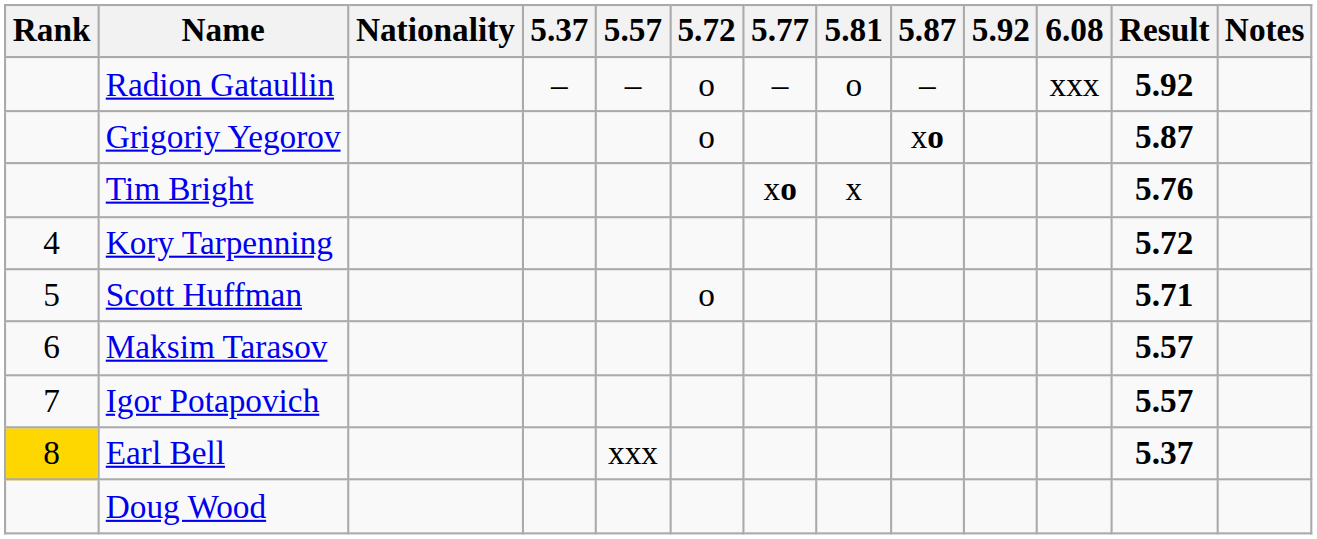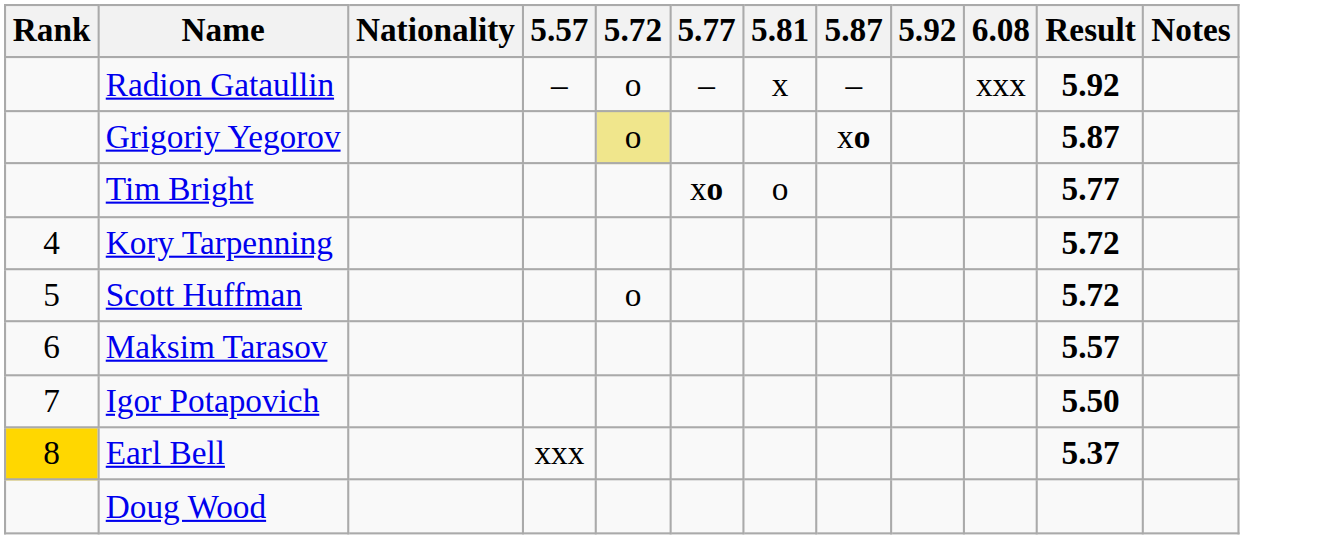- column: (559, 30)
(854, 83) o -> (780, 83) x
(707, 136) no background -> (633, 136) khaki background
(854, 189) x -> (780, 189) o
(1164, 189) 5.76 -> (1091, 189) 5.77
(1164, 294) 5.71 -> (1091, 294) 5.72
(1164, 400) 5.57 -> (1091, 400) 5.50
